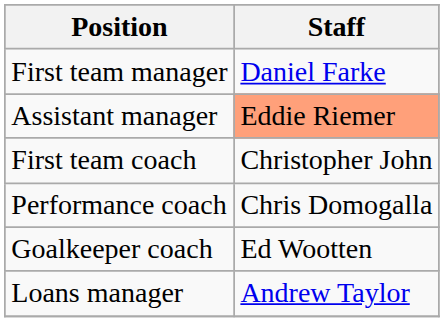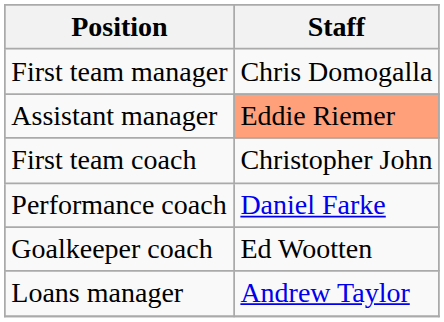(313, 71) Daniel Farke -> (336, 71) Chris Domogalla
(336, 204) Chris Domogalla -> (313, 204) Daniel Farke
